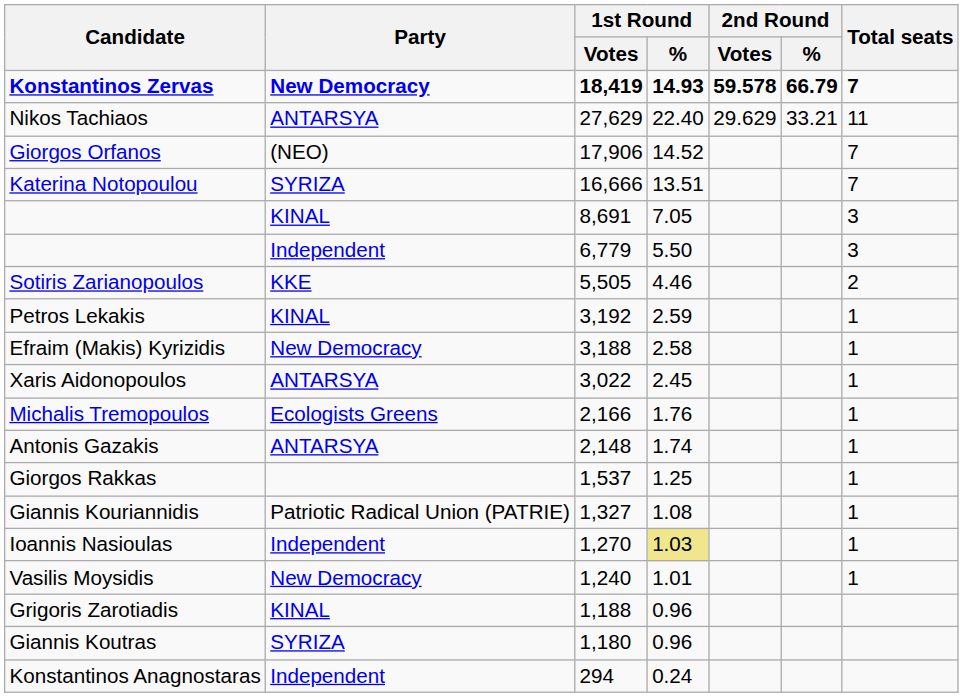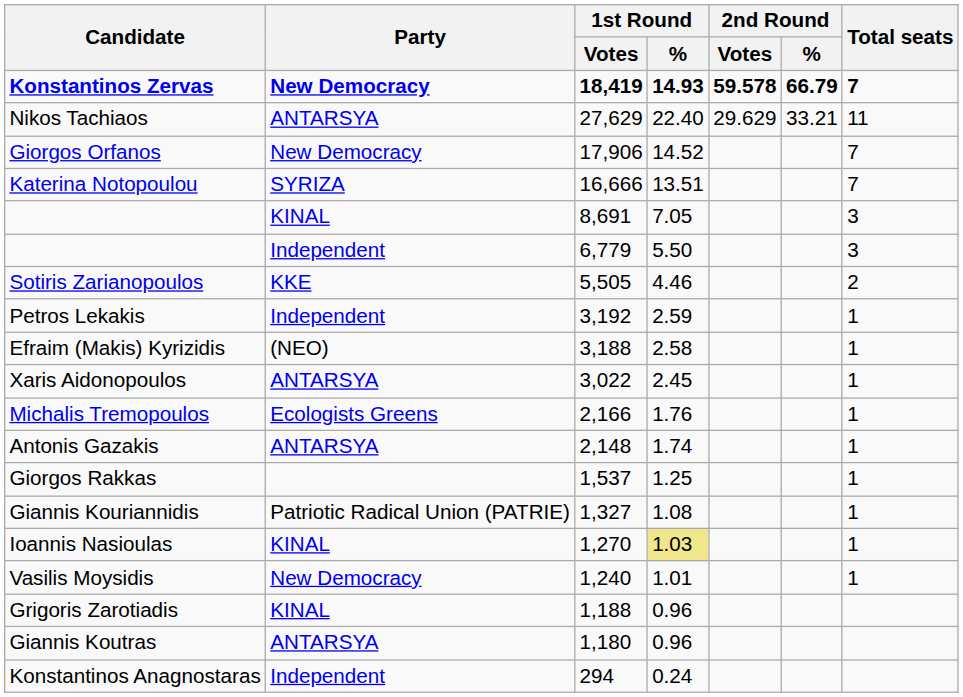(299, 151) (NEO) -> (346, 151) New Democracy
(300, 315) KINAL -> (328, 315) Independent
(346, 348) New Democracy -> (299, 348) (NEO)
(328, 544) Independent -> (300, 544) KINAL
(308, 642) SYRIZA -> (324, 642) ANTARSYA
